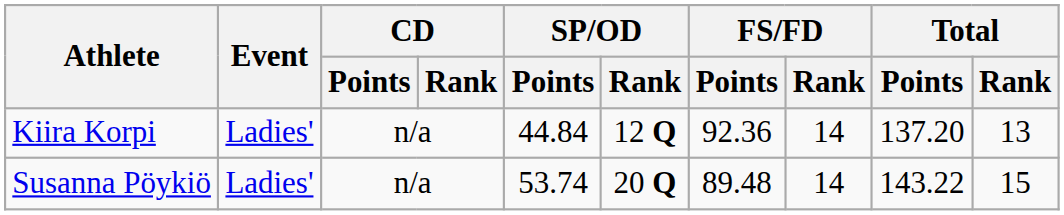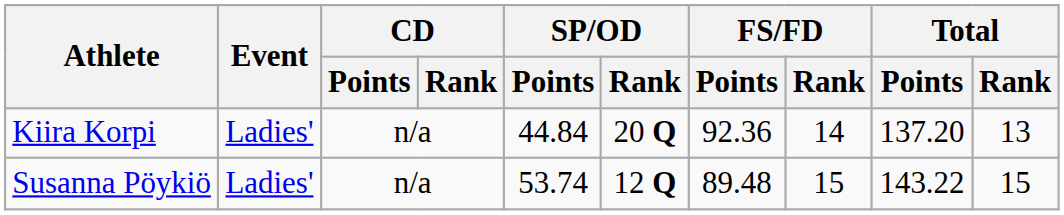(645, 132) 12 Q -> (645, 132) 20 Q
(645, 183) 20 Q -> (645, 183) 12 Q
(829, 183) 14 -> (829, 183) 15
